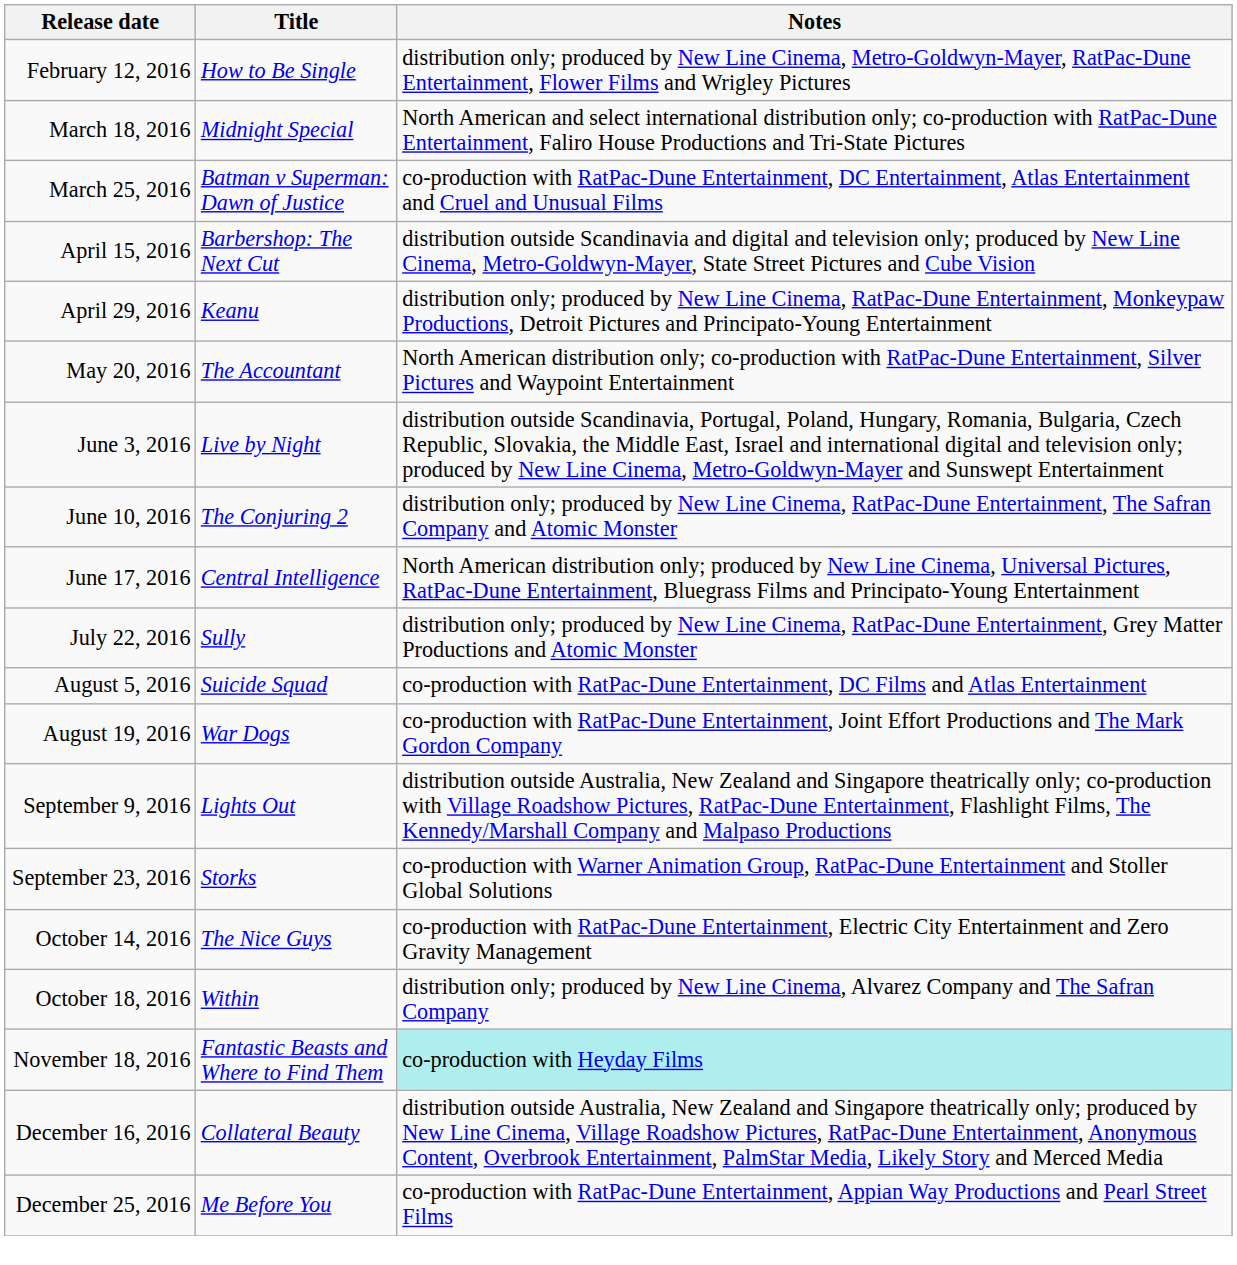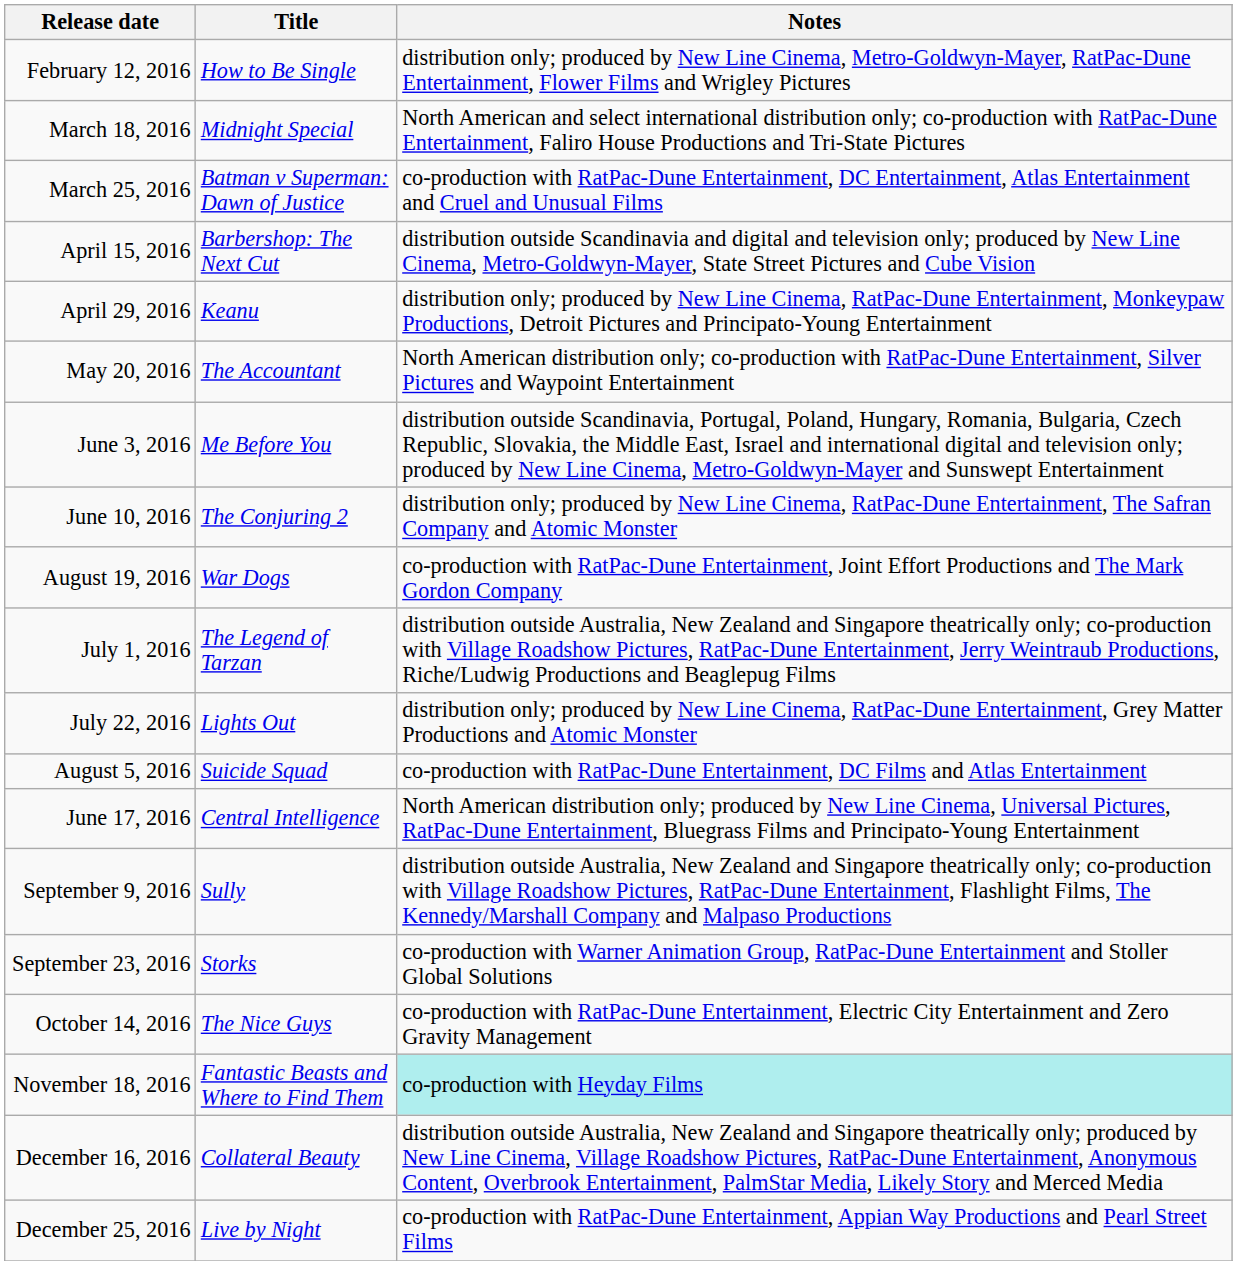(261, 444) Live by Night -> (266, 444) Me Before You
rows swapped: (128, 577) <-> (117, 733)
+ row: (136, 650)
(223, 637) Sully -> (248, 722) Lights Out
(248, 805) Lights Out -> (223, 891) Sully
- row: (113, 999)
(266, 1205) Me Before You -> (261, 1230) Live by Night
